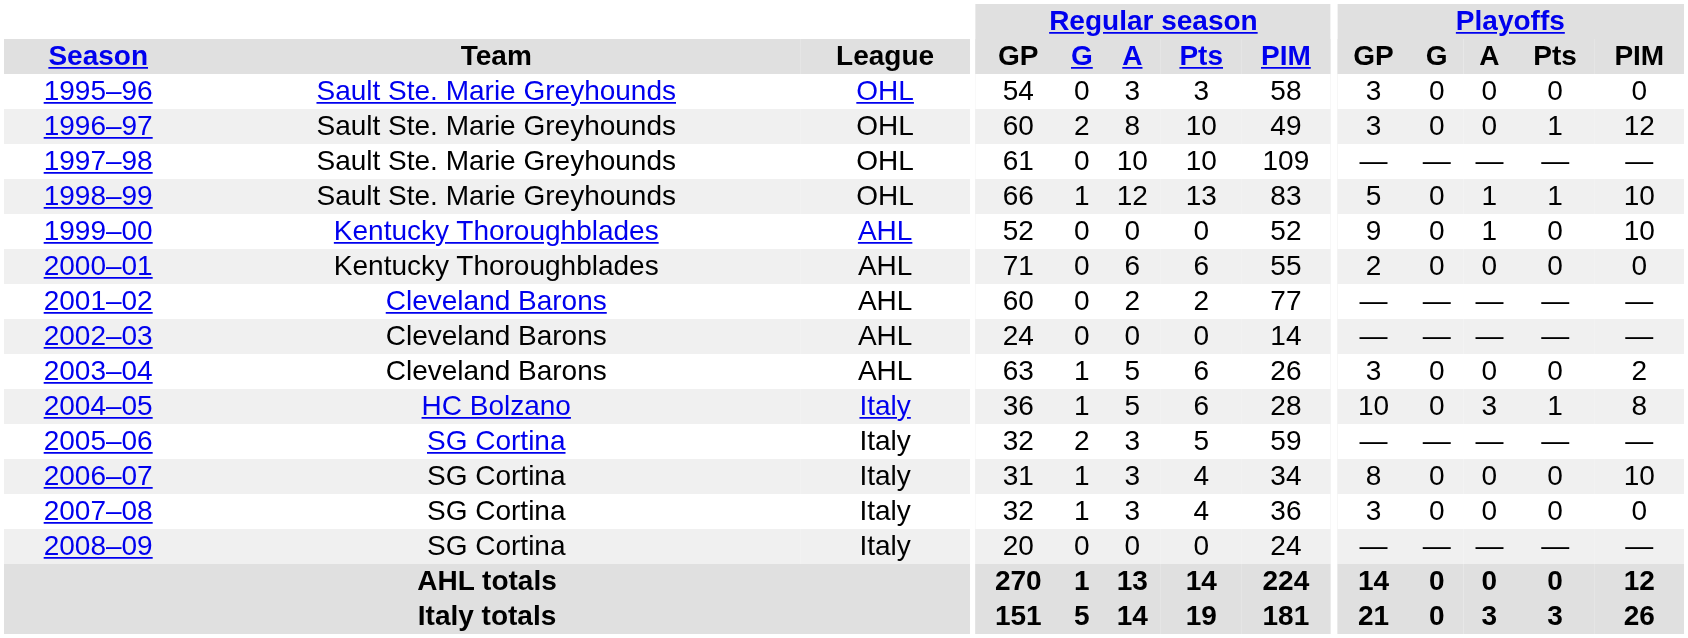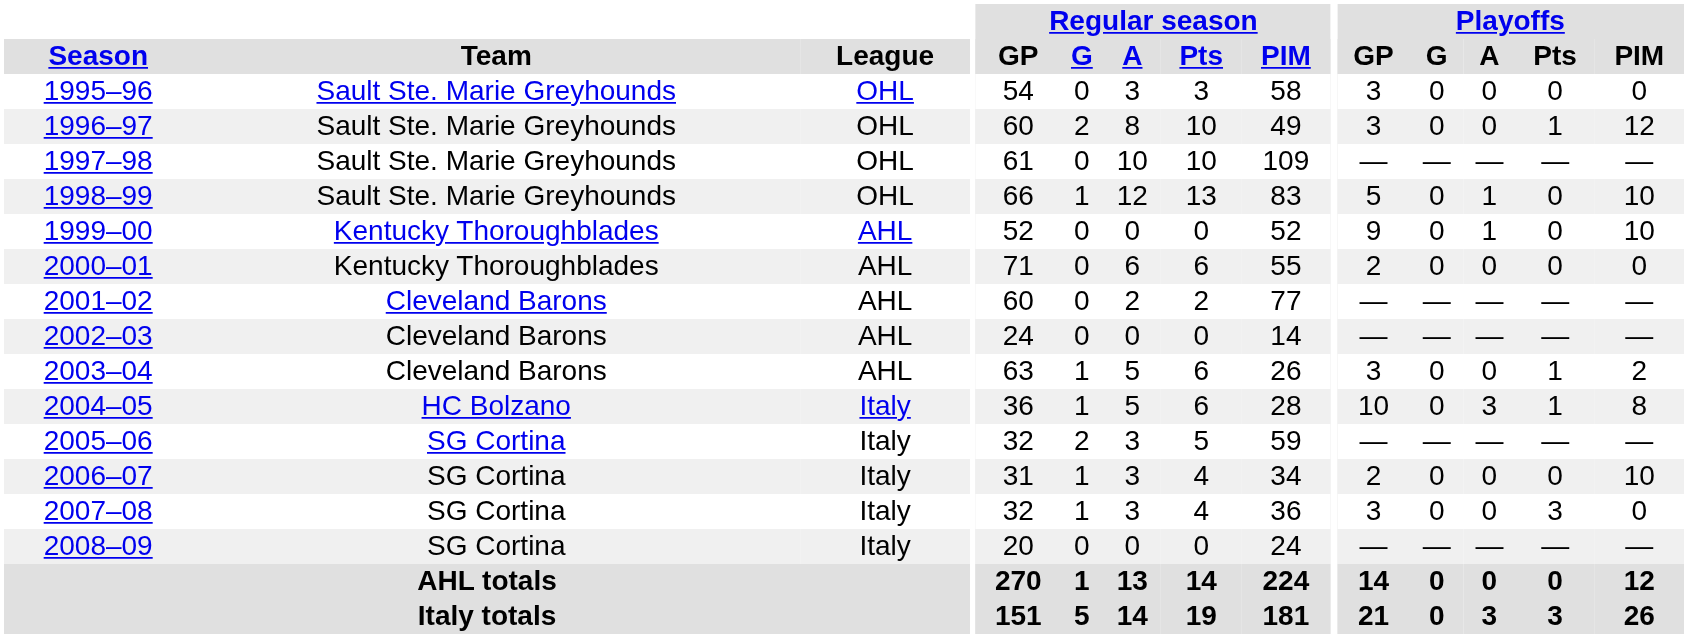(1555, 196) 1 -> (1555, 196) 0
(1555, 371) 0 -> (1555, 371) 1
(1374, 476) 8 -> (1374, 476) 2
(1555, 511) 0 -> (1555, 511) 3
